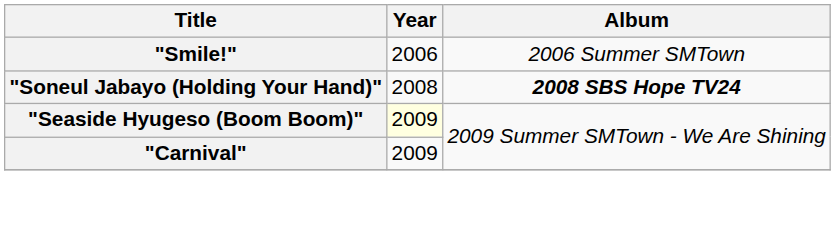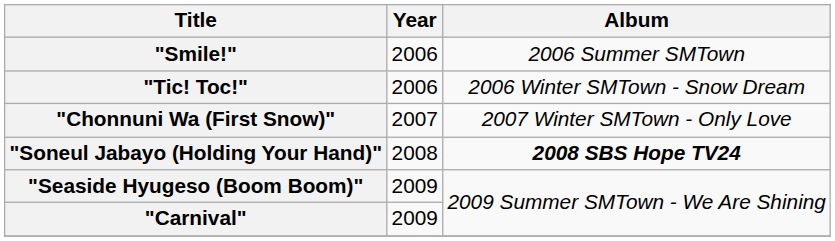+ row: (196, 86)
+ row: (196, 119)
(415, 119) lightyellow background -> (415, 185) no background
